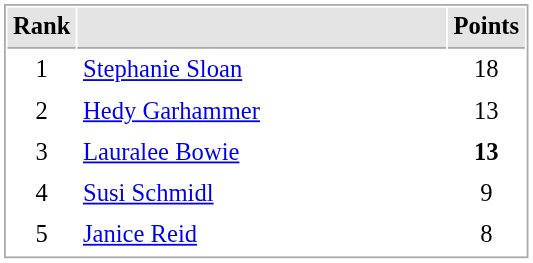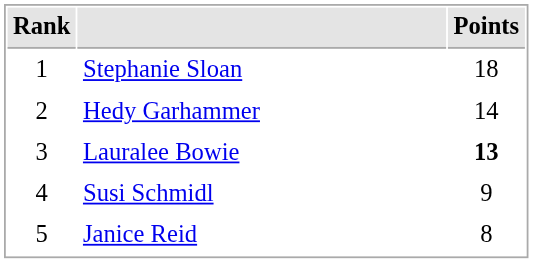(486, 111) 13 -> (486, 111) 14
